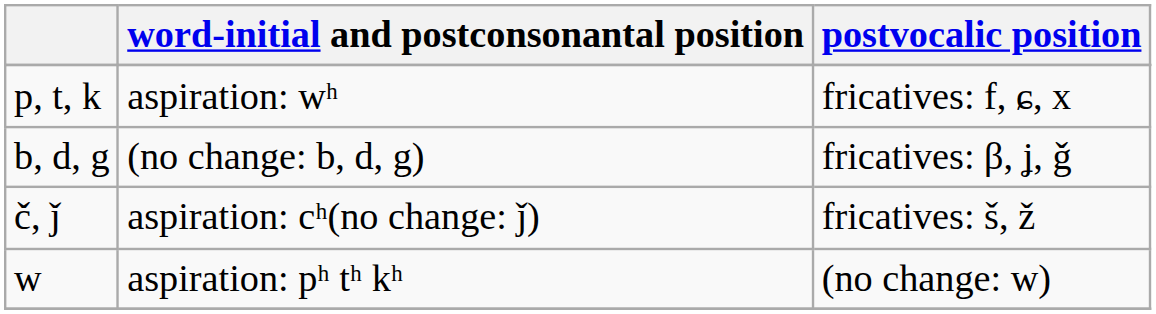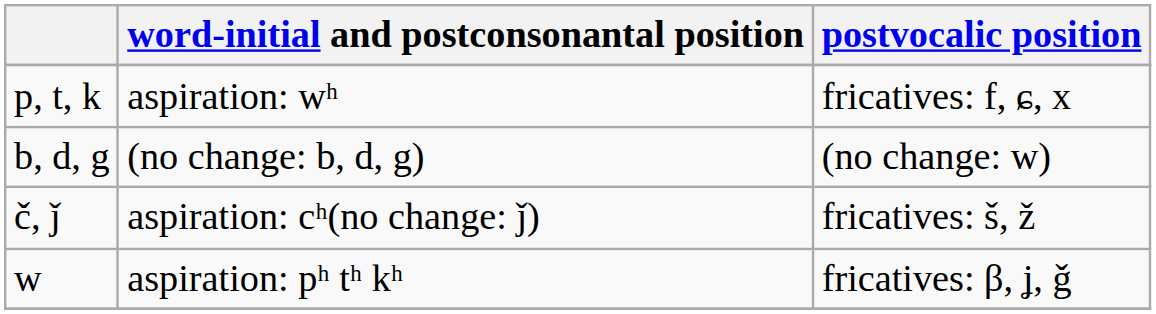(947, 156) fricatives: β, ʝ, ǧ -> (936, 156) (no change: w)
(936, 277) (no change: w) -> (947, 277) fricatives: β, ʝ, ǧ
